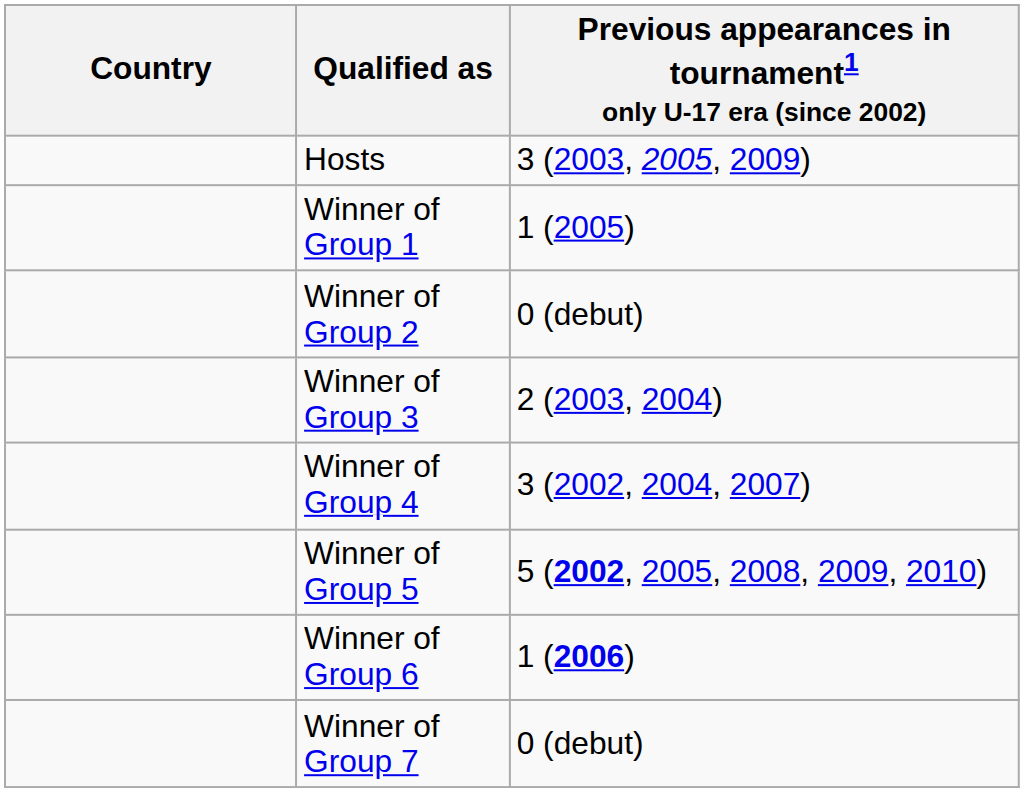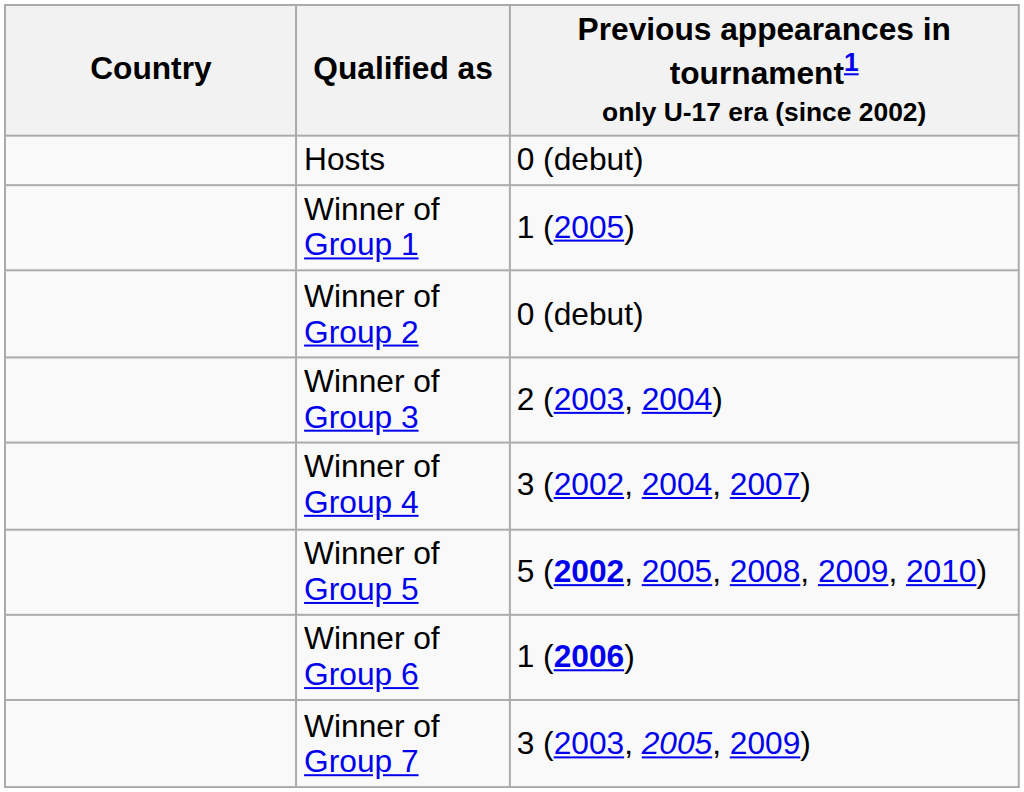(664, 159) 3 (2003, 2005, 2009) -> (580, 159) 0 (debut)
(580, 743) 0 (debut) -> (664, 743) 3 (2003, 2005, 2009)
